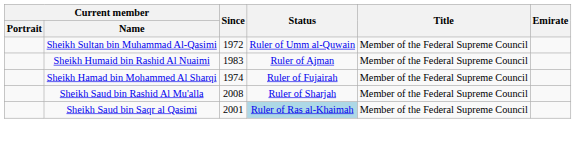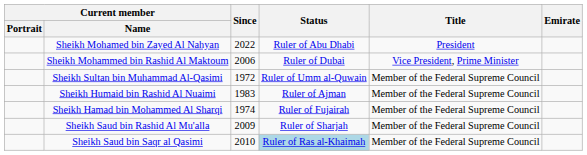+ row: (138, 45)
+ row: (138, 61)
(233, 93) 2008 -> (245, 126) 2009
(233, 110) 2001 -> (245, 142) 2010
